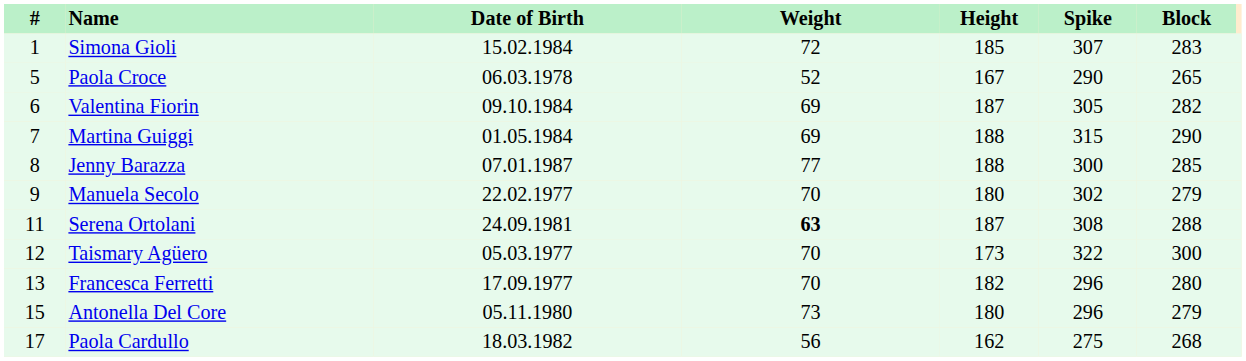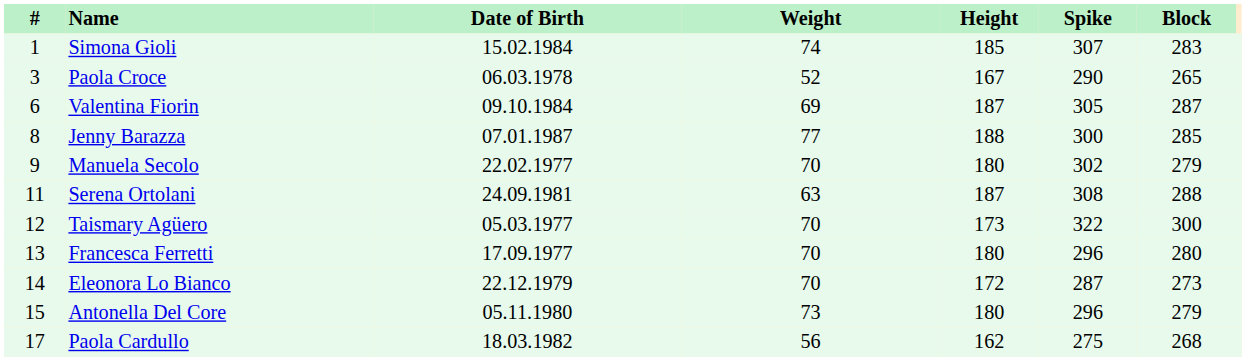(811, 47) 72 -> (811, 47) 74
(35, 77) 5 -> (35, 77) 3
(1187, 106) 282 -> (1187, 106) 287
- row: (131, 136)
(811, 224) bold -> (811, 194) normal
(989, 283) 182 -> (989, 253) 180
+ row: (150, 283)
